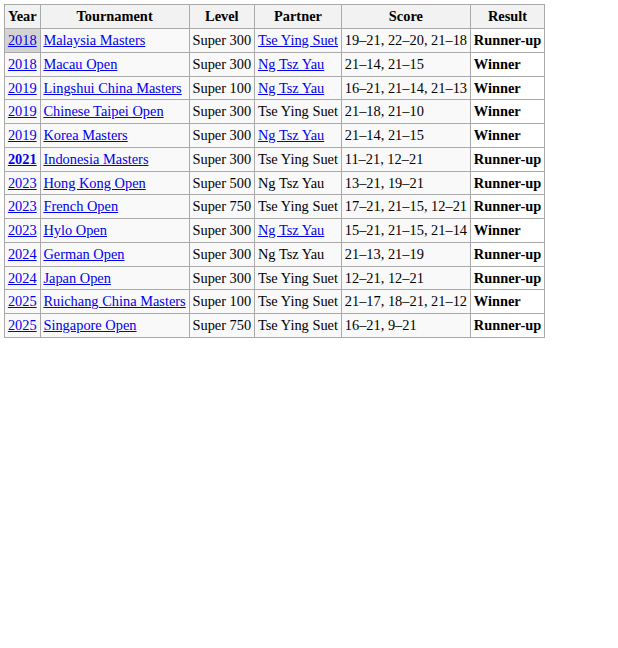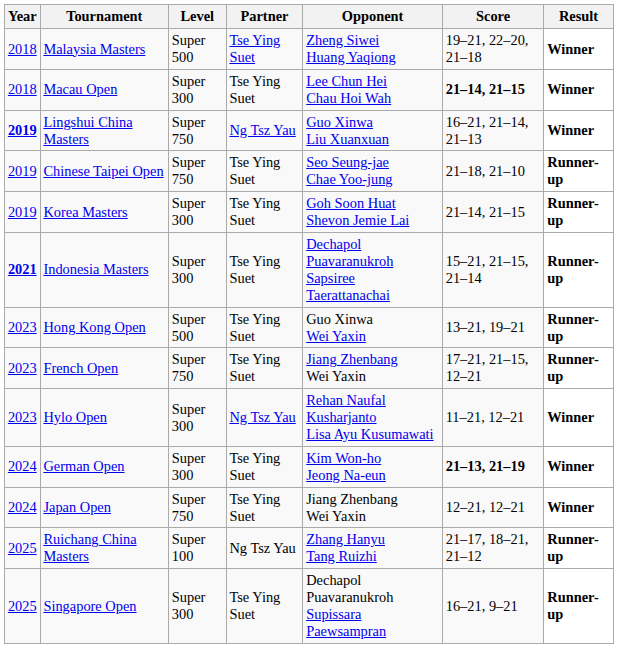+ column: (373, 16)
(22, 40) lightgrey background -> (22, 49) no background
(222, 40) Super 300 -> (189, 49) Super 500
(508, 40) Runner-up -> (571, 49) Winner
(291, 64) Ng Tsz Yau -> (255, 89) Tse Ying Suet
(384, 64) normal -> (485, 89) bold
(22, 88) normal -> (22, 130) bold
(222, 88) Super 100 -> (189, 130) Super 750
(222, 111) Super 300 -> (189, 171) Super 750
(497, 111) Winner -> (573, 171) Runner-up
(291, 135) Ng Tsz Yau -> (255, 212) Tse Ying Suet
(497, 135) Winner -> (573, 212) Runner-up
(384, 159) 11–21, 12–21 -> (487, 269) 15–21, 21–15, 21–14
(291, 183) Ng Tsz Yau -> (255, 327) Tse Ying Suet
(406, 230) 15–21, 21–15, 21–14 -> (485, 417) 11–21, 12–21
(291, 254) Ng Tsz Yau -> (255, 466) Tse Ying Suet
(384, 254) normal -> (485, 466) bold
(508, 254) Runner-up -> (571, 466) Winner
(222, 278) Super 300 -> (189, 507) Super 750
(508, 278) Runner-up -> (571, 507) Winner
(298, 301) Tse Ying Suet -> (263, 548) Ng Tsz Yau
(497, 301) Winner -> (573, 548) Runner-up
(222, 325) Super 750 -> (189, 606) Super 300
